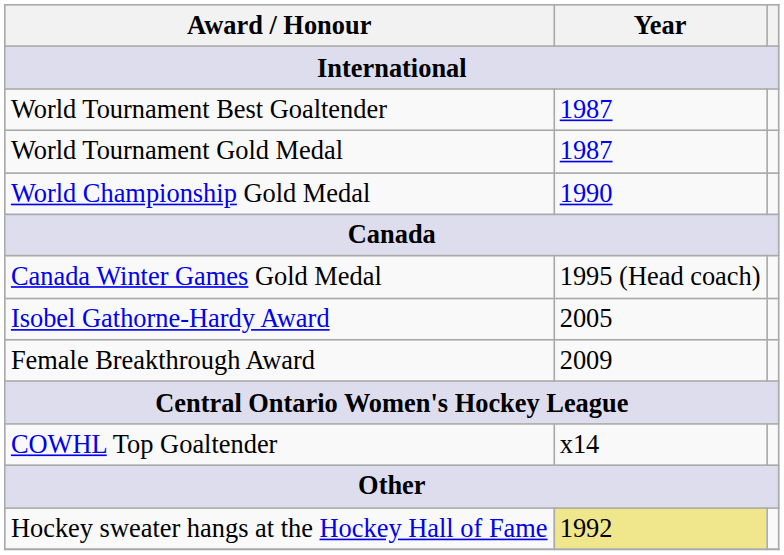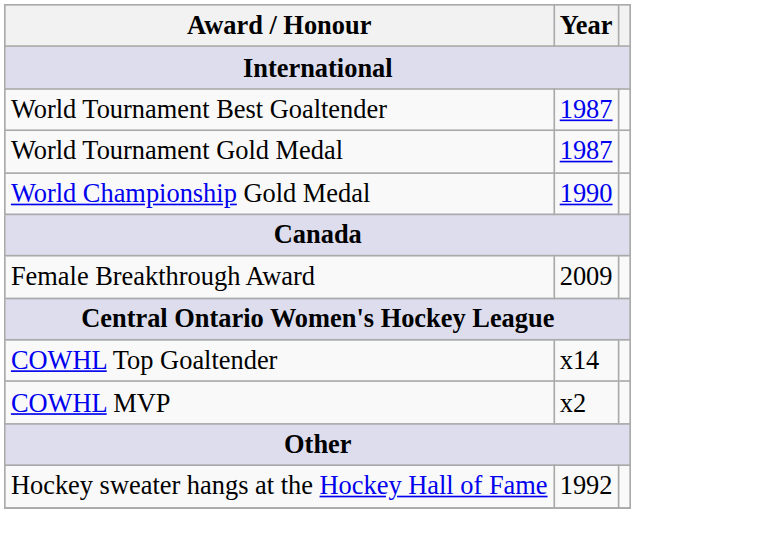- row: (196, 276)
- row: (170, 318)
+ row: (91, 402)
(586, 527) khaki background -> (586, 485) no background
